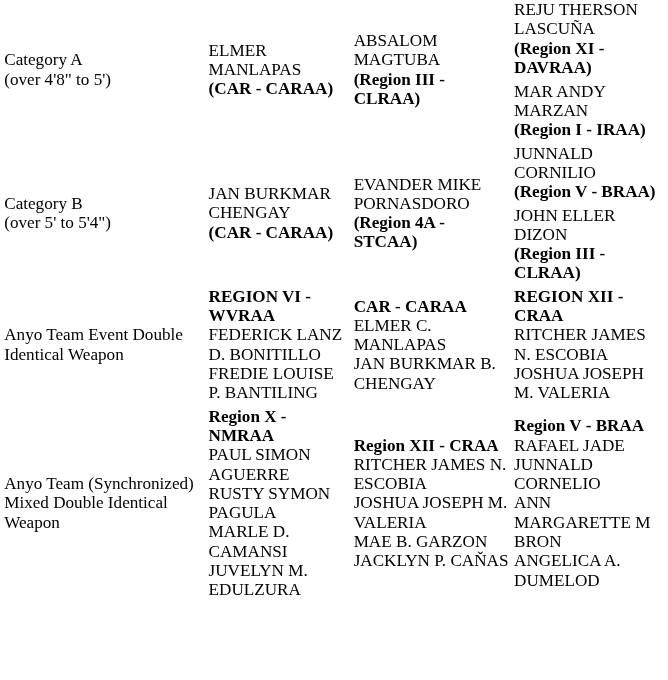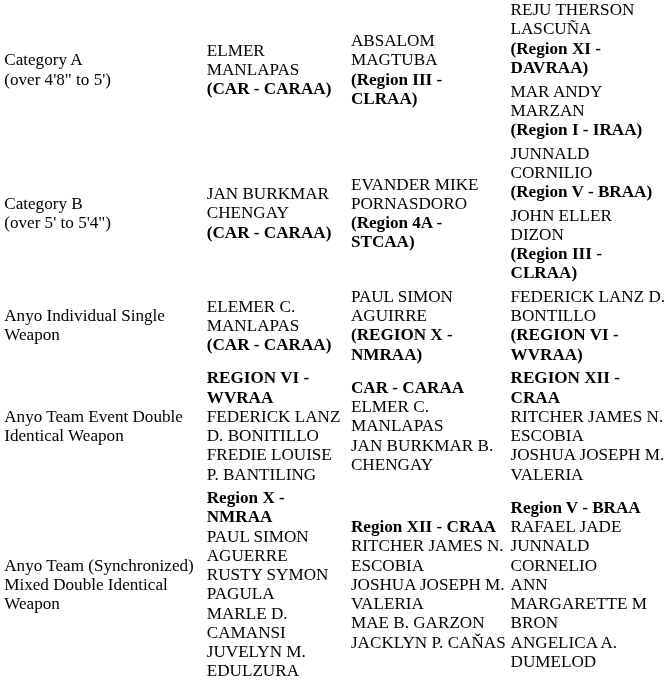+ row: (588, 325)
